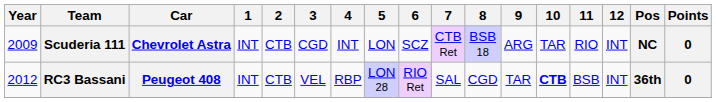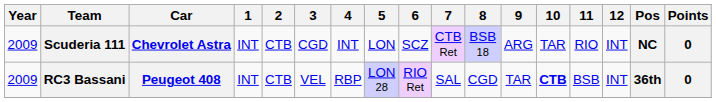(22, 80) 2012 -> (22, 80) 2009
